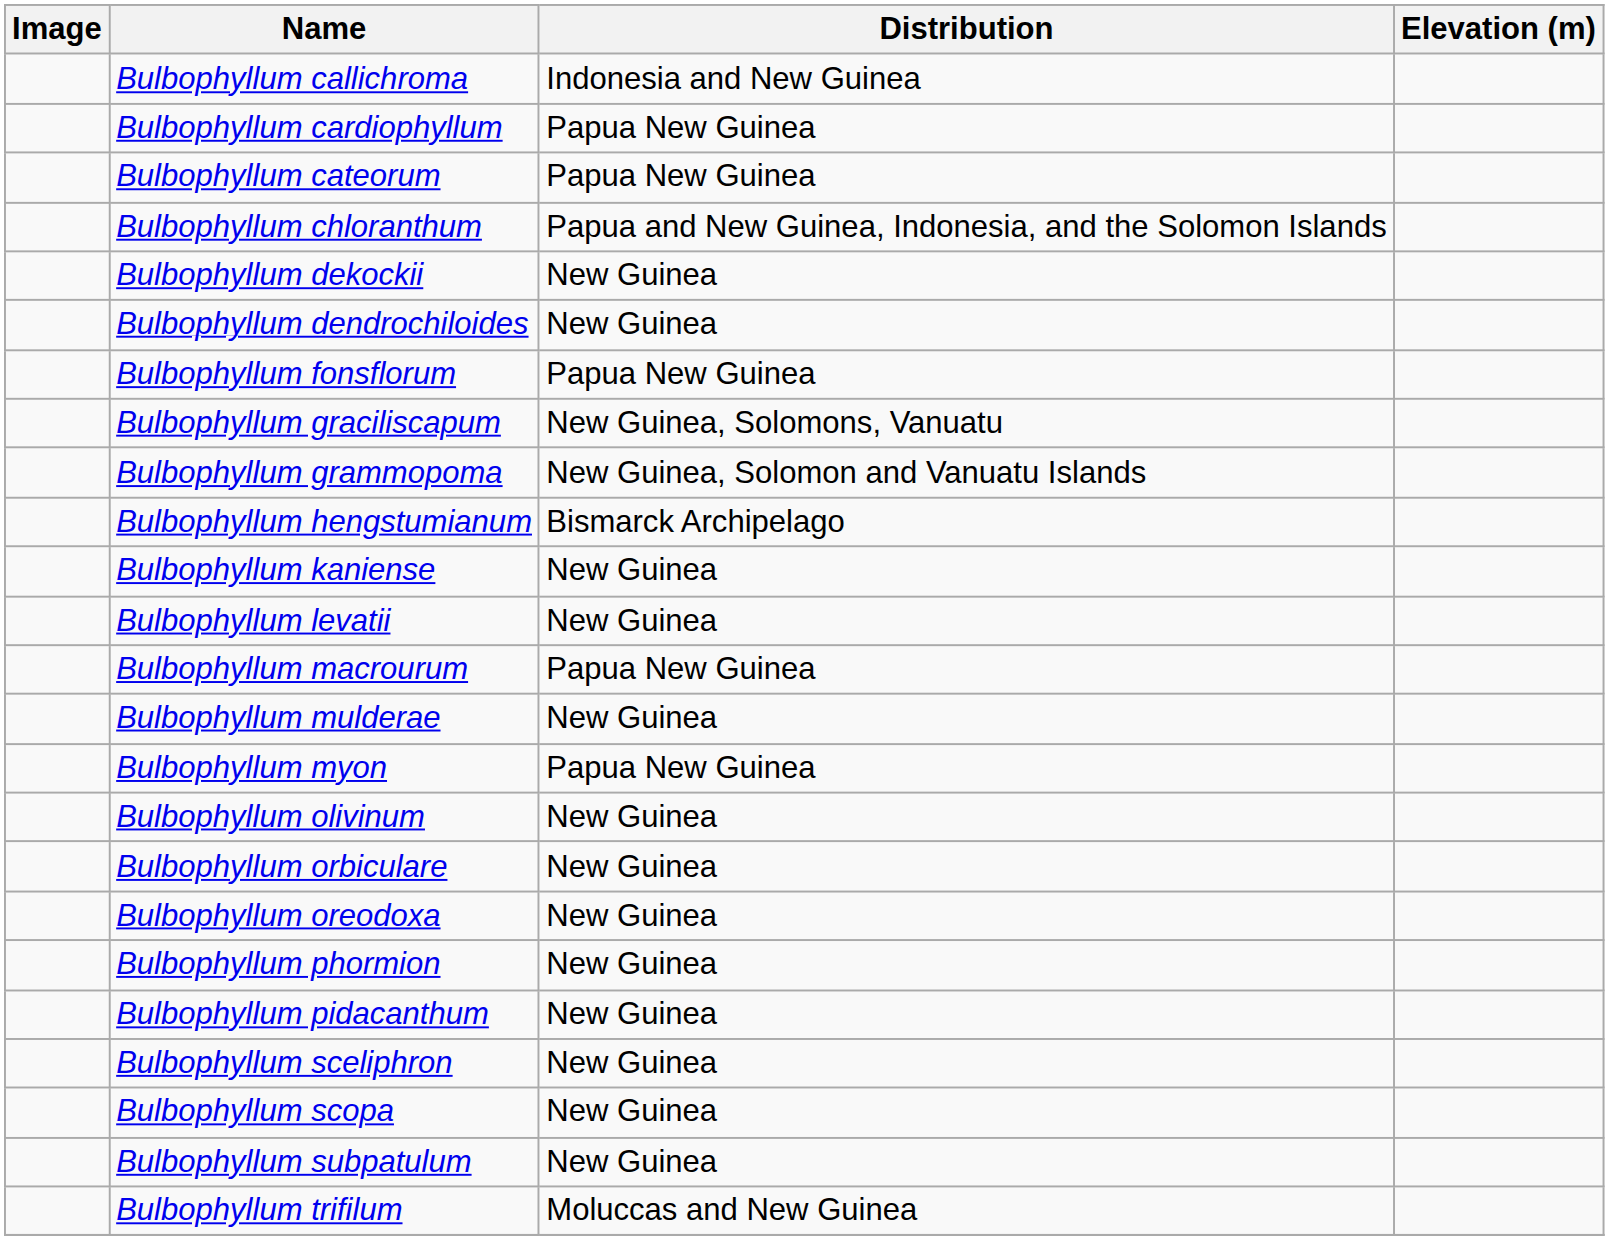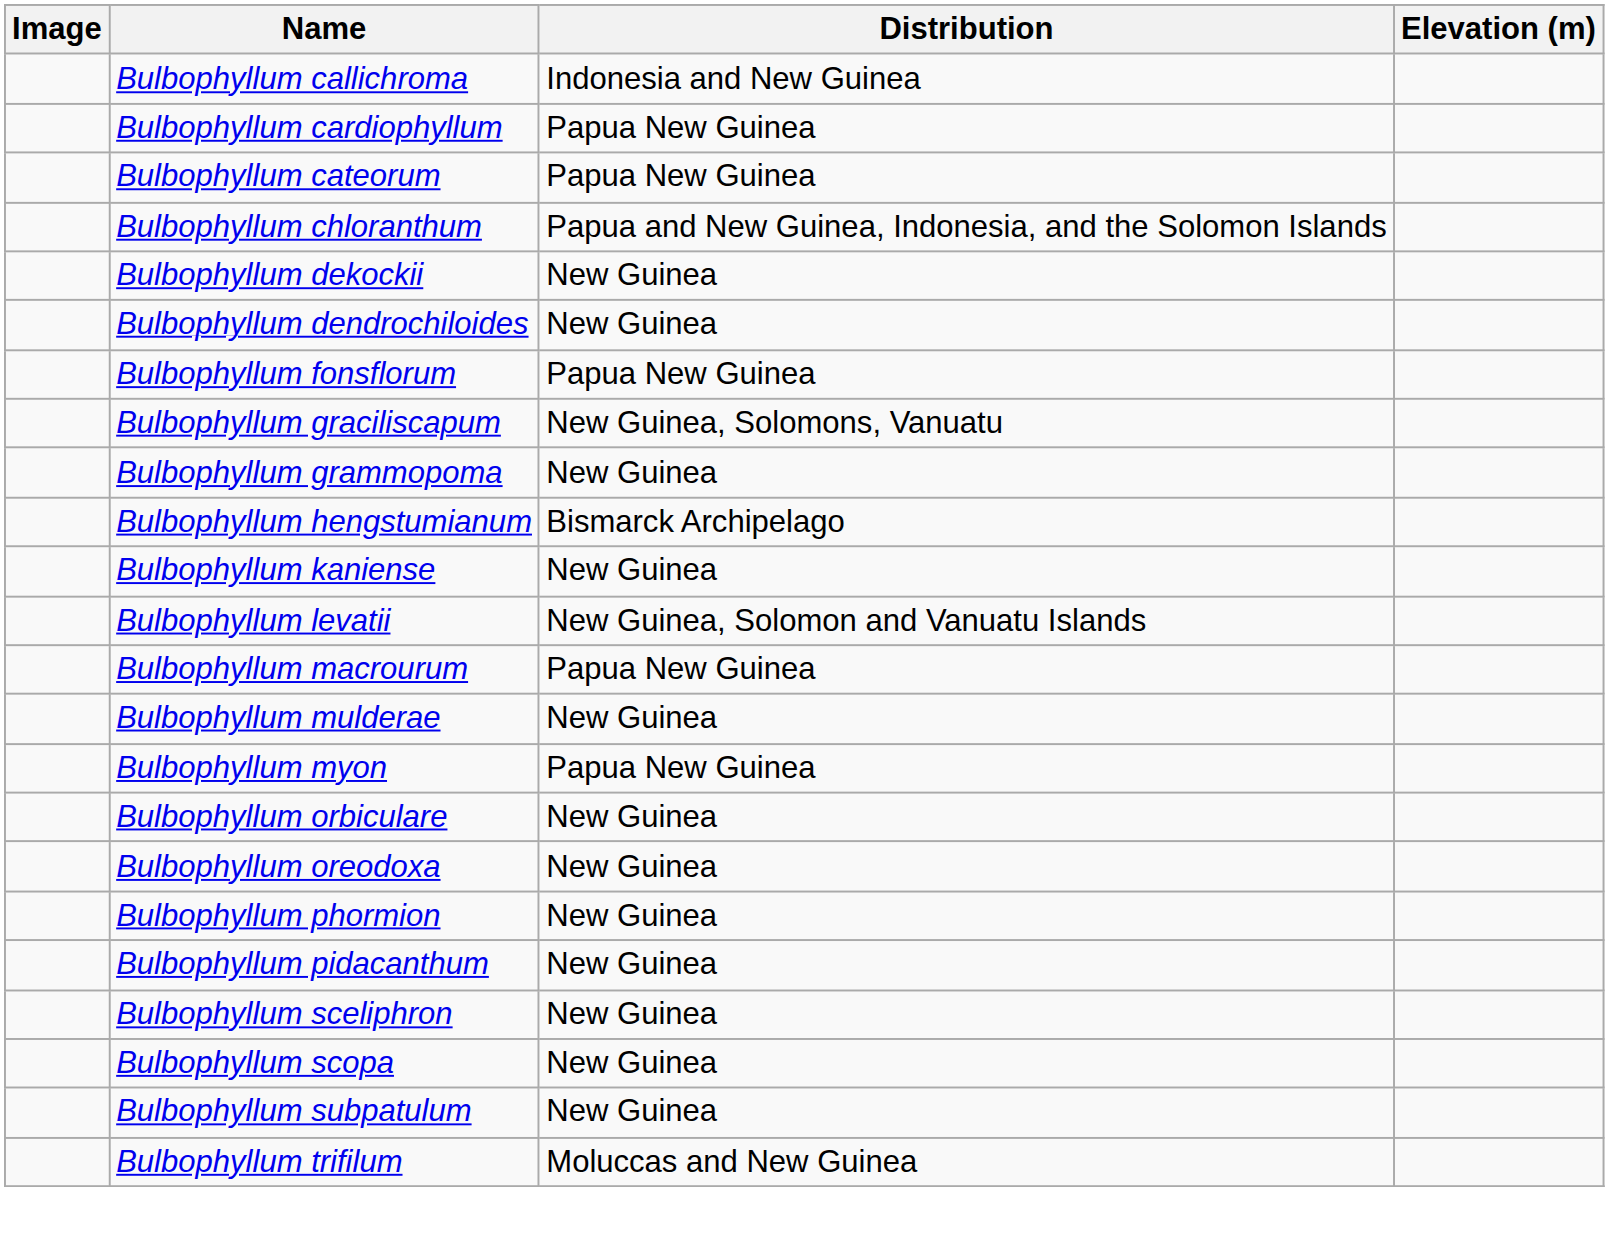(846, 472) New Guinea, Solomon and Vanuatu Islands -> (632, 472) New Guinea
(632, 619) New Guinea -> (846, 619) New Guinea, Solomon and Vanuatu Islands
- row: (271, 816)
